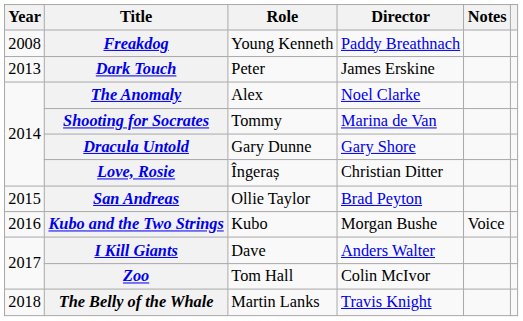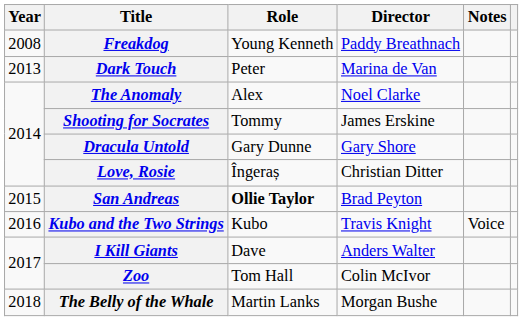(388, 69) James Erskine -> (389, 69) Marina de Van
(389, 120) Marina de Van -> (388, 120) James Erskine
(271, 198) normal -> (273, 198) bold
(389, 224) Morgan Bushe -> (386, 224) Travis Knight
(386, 302) Travis Knight -> (389, 302) Morgan Bushe
